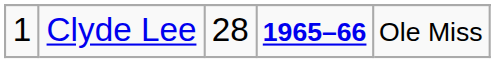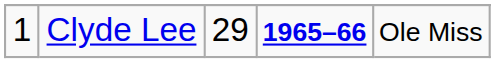(230, 30) 28 -> (230, 30) 29
